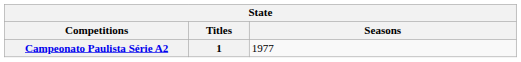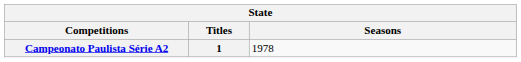(263, 48) 1977 -> (263, 48) 1978
